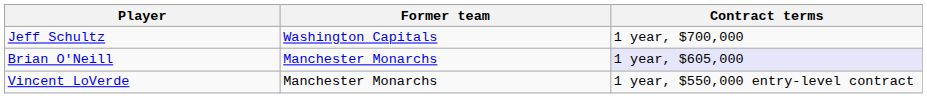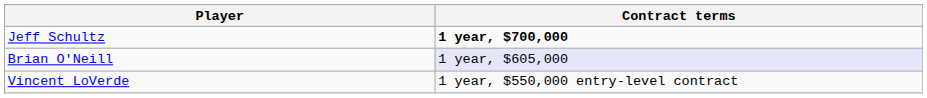- column: (445, 16)
(679, 38) normal -> (503, 38) bold
